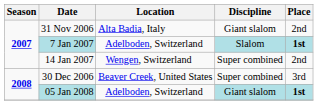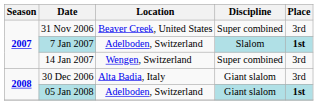(132, 28) Alta Badia, Italy -> (155, 28) Beaver Creek, United States
(250, 28) Giant slalom -> (250, 28) Super combined
(299, 28) 2nd -> (299, 28) 3rd
(299, 60) 2nd -> (299, 60) 3rd
(155, 76) Beaver Creek, United States -> (132, 76) Alta Badia, Italy
(250, 76) Super combined -> (250, 76) Giant slalom
